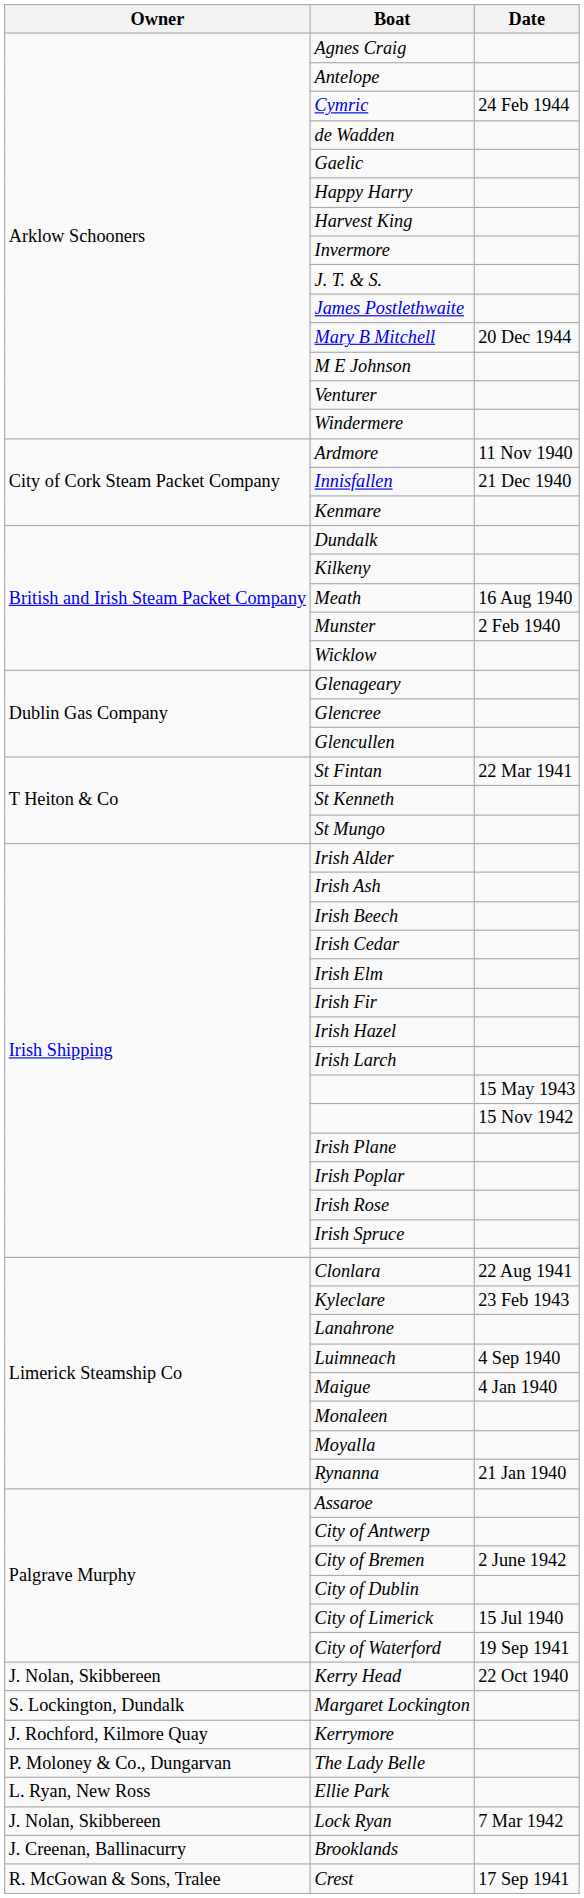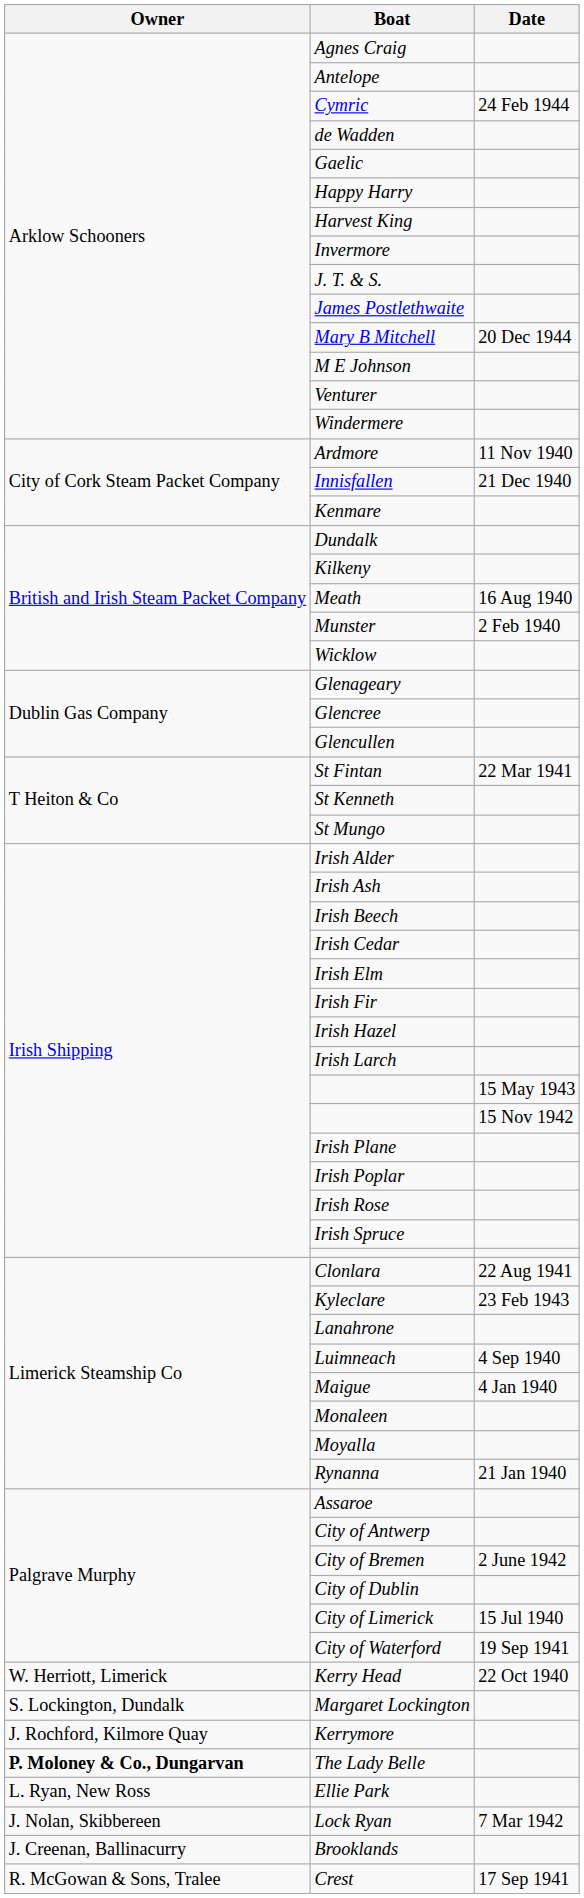(85, 1676) J. Nolan, Skibbereen -> (88, 1676) W. Herriott, Limerick
(120, 1763) normal -> (126, 1763) bold
